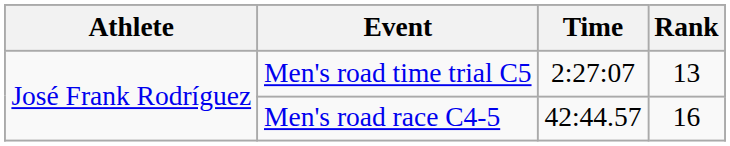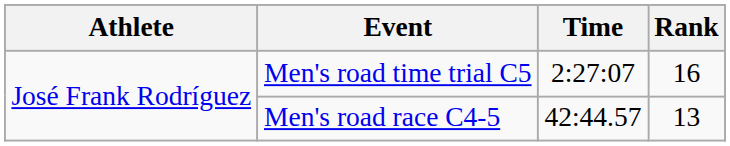(686, 72) 13 -> (686, 72) 16
(686, 118) 16 -> (686, 118) 13
